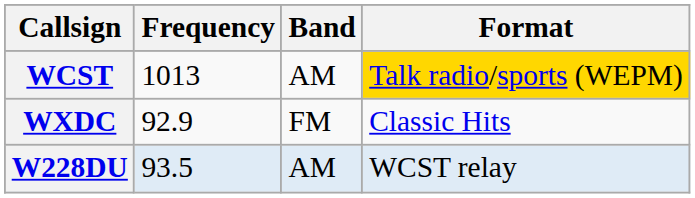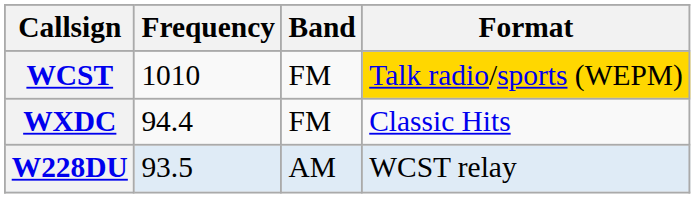(171, 74) 1013 -> (171, 74) 1010
(312, 74) AM -> (310, 74) FM
(167, 121) 92.9 -> (167, 121) 94.4
